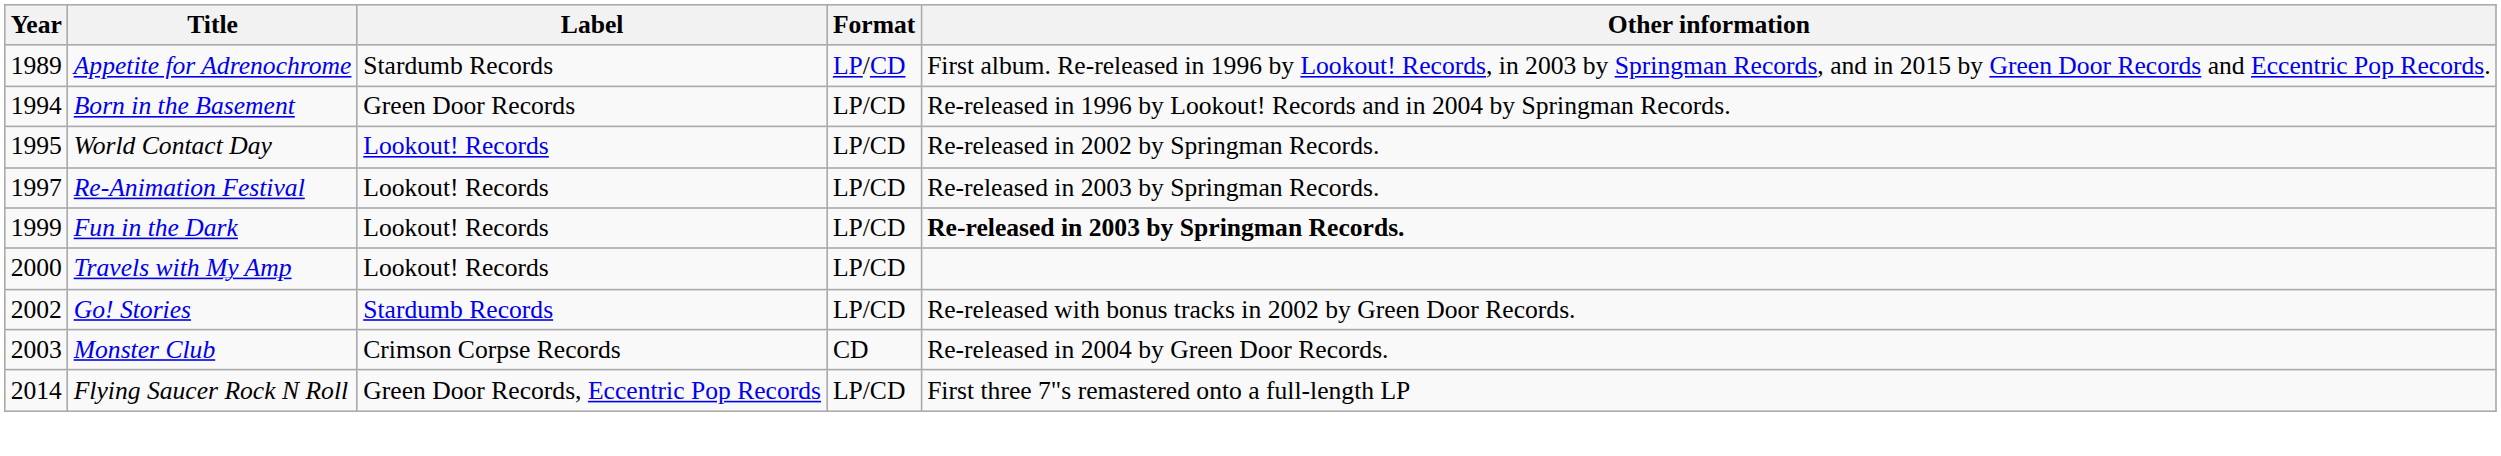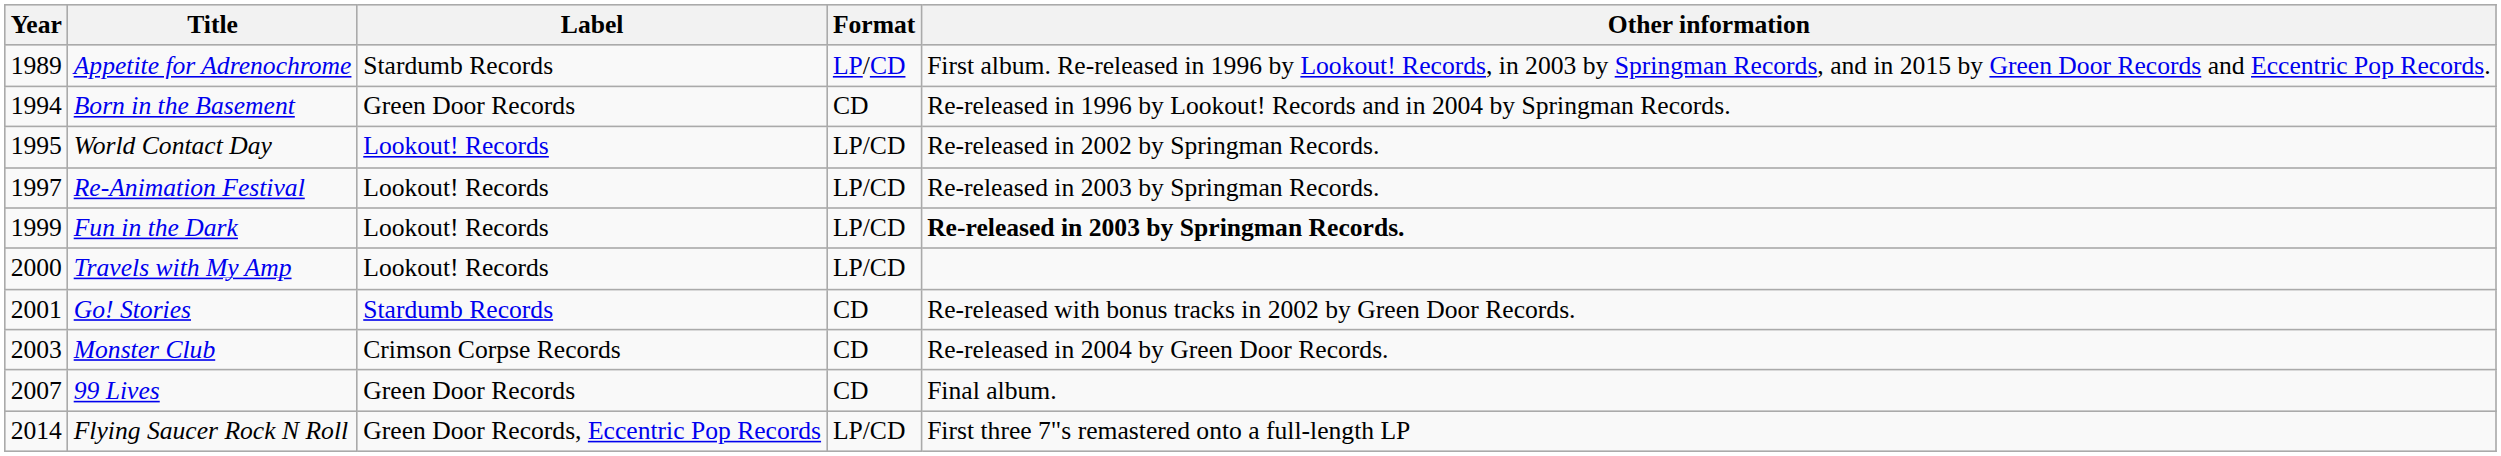(869, 106) LP/CD -> (851, 106) CD
(36, 308) 2002 -> (36, 308) 2001
(869, 308) LP/CD -> (851, 308) CD
+ row: (117, 390)
